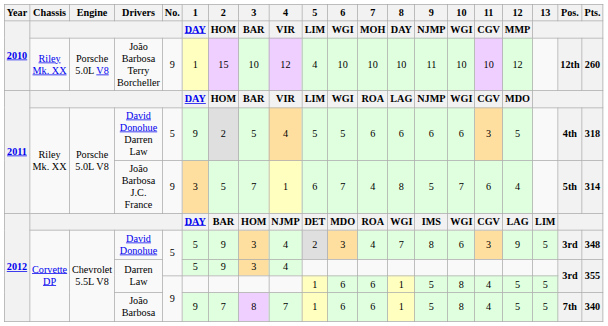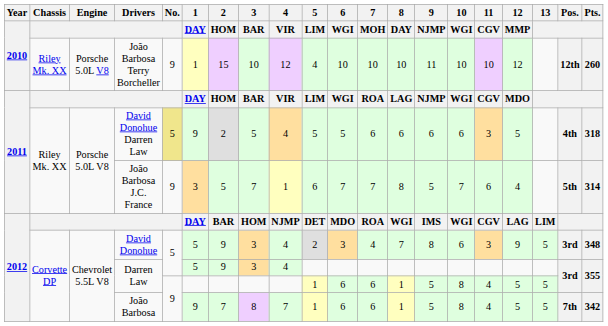(172, 133) no background -> (172, 133) khaki background
(373, 186) 4 -> (373, 186) 7
(592, 306) 340 -> (592, 306) 342
